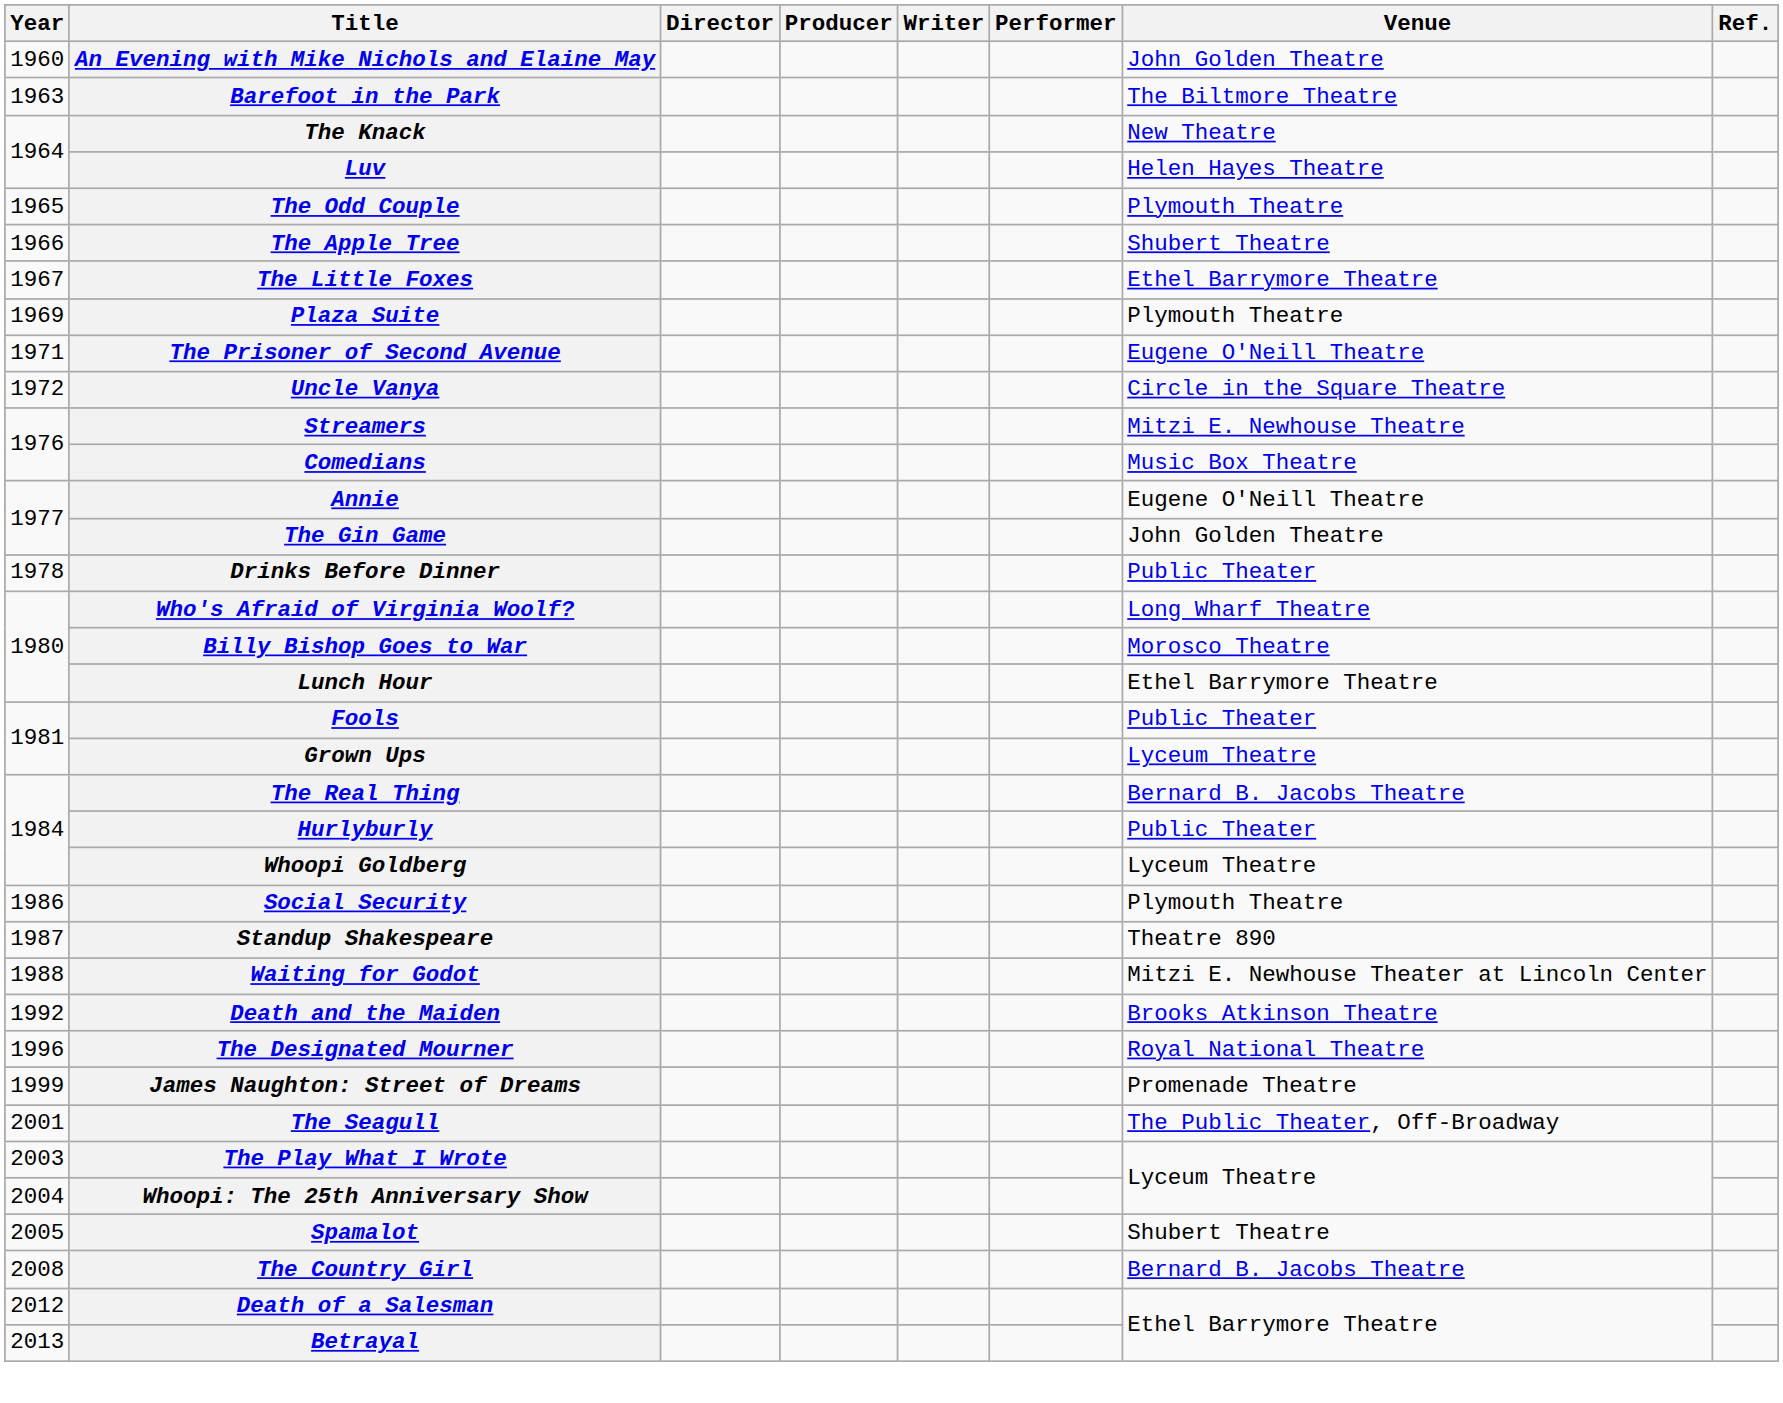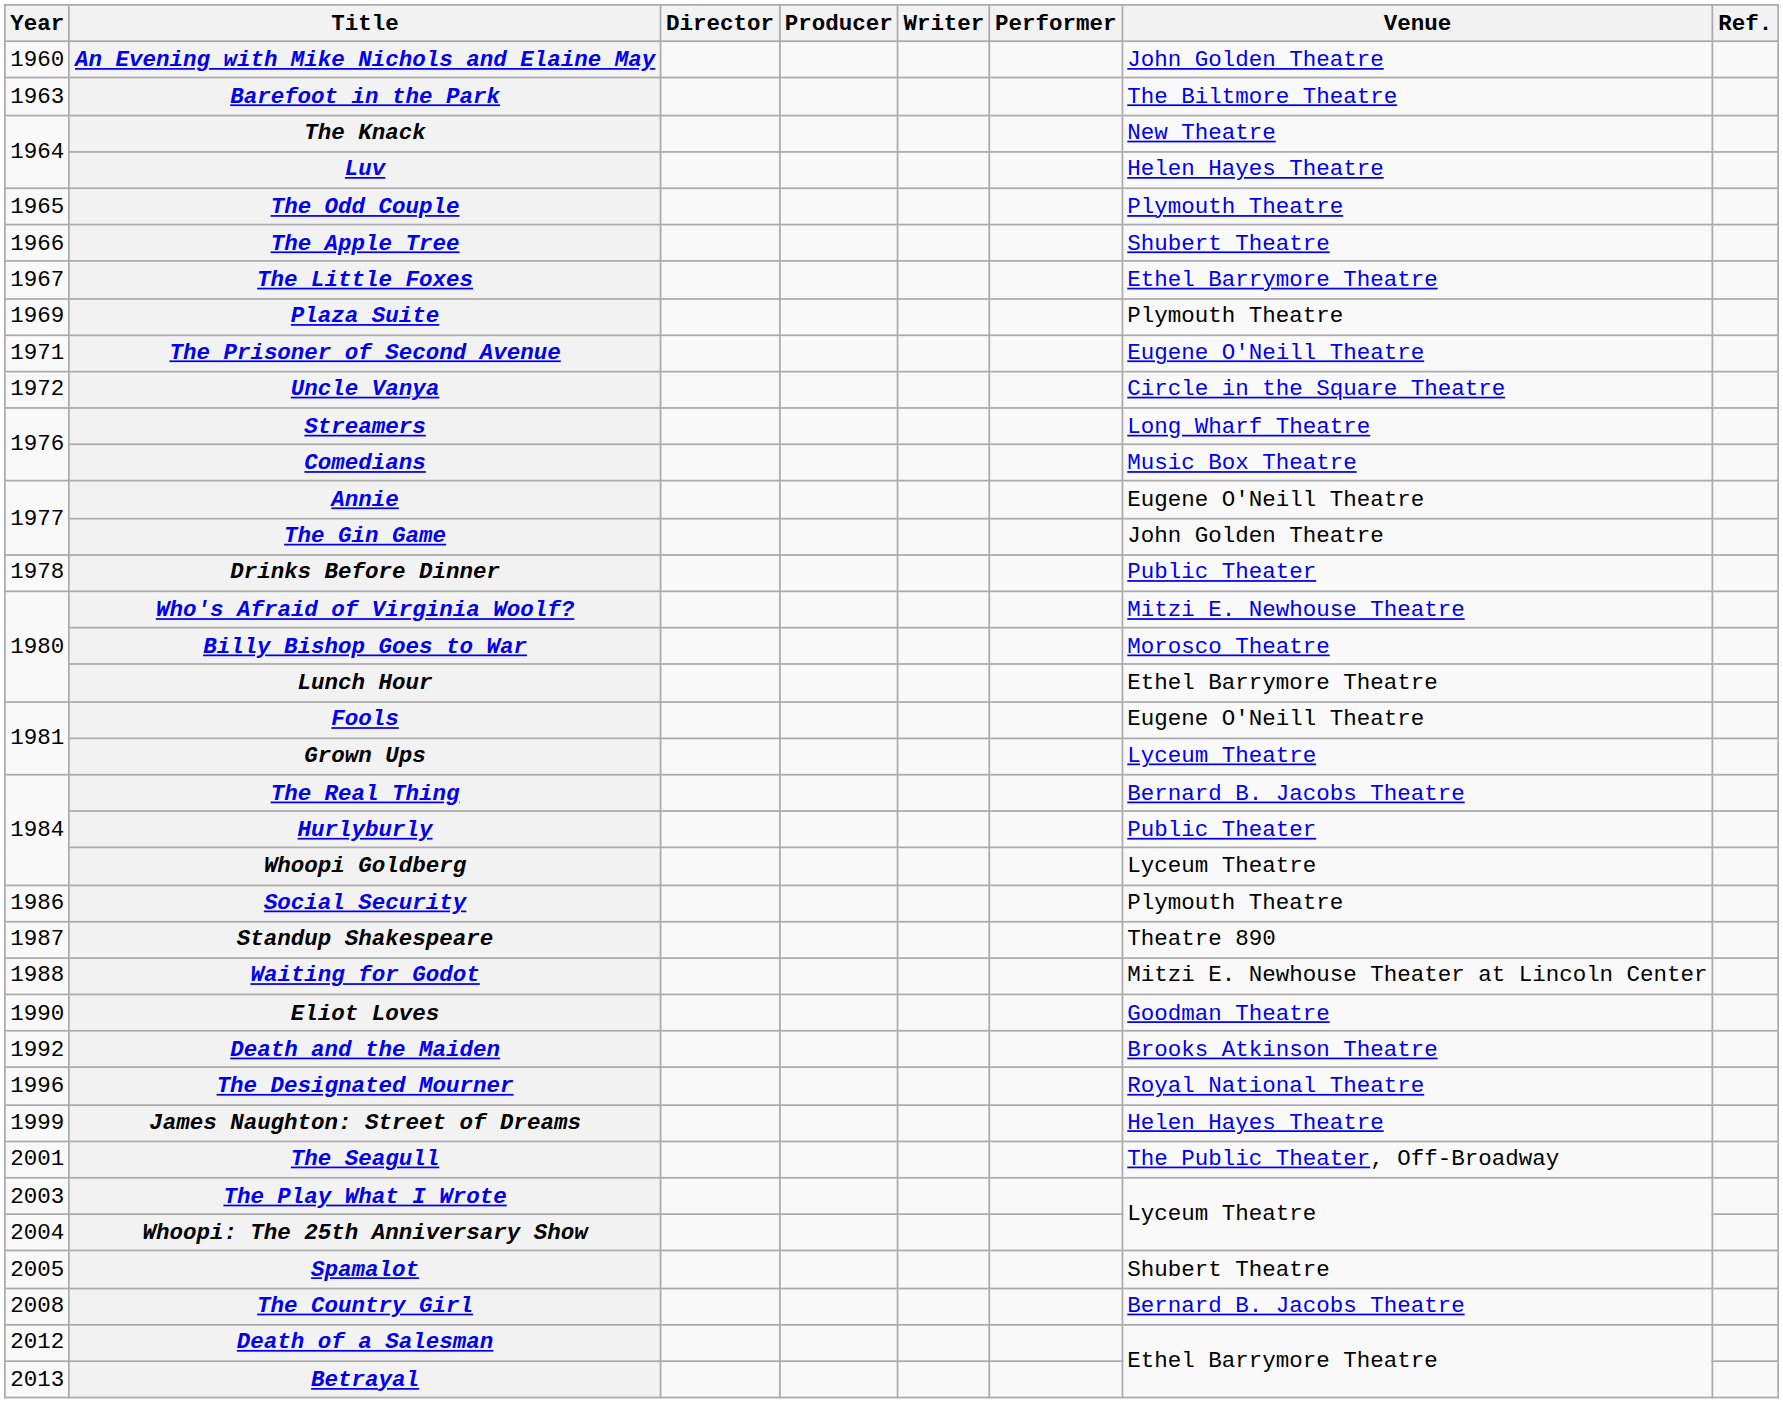(1296, 426) Mitzi E. Newhouse Theatre -> (1249, 426) Long Wharf Theatre
(1249, 610) Long Wharf Theatre -> (1296, 610) Mitzi E. Newhouse Theatre
(1222, 720) Public Theater -> (1276, 720) Eugene O'Neill Theatre
+ row: (365, 1013)
(1242, 1086) Promenade Theatre -> (1255, 1123) Helen Hayes Theatre
